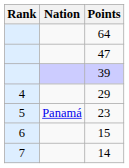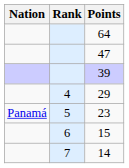columns swapped: (22, 14) <-> (62, 14)
